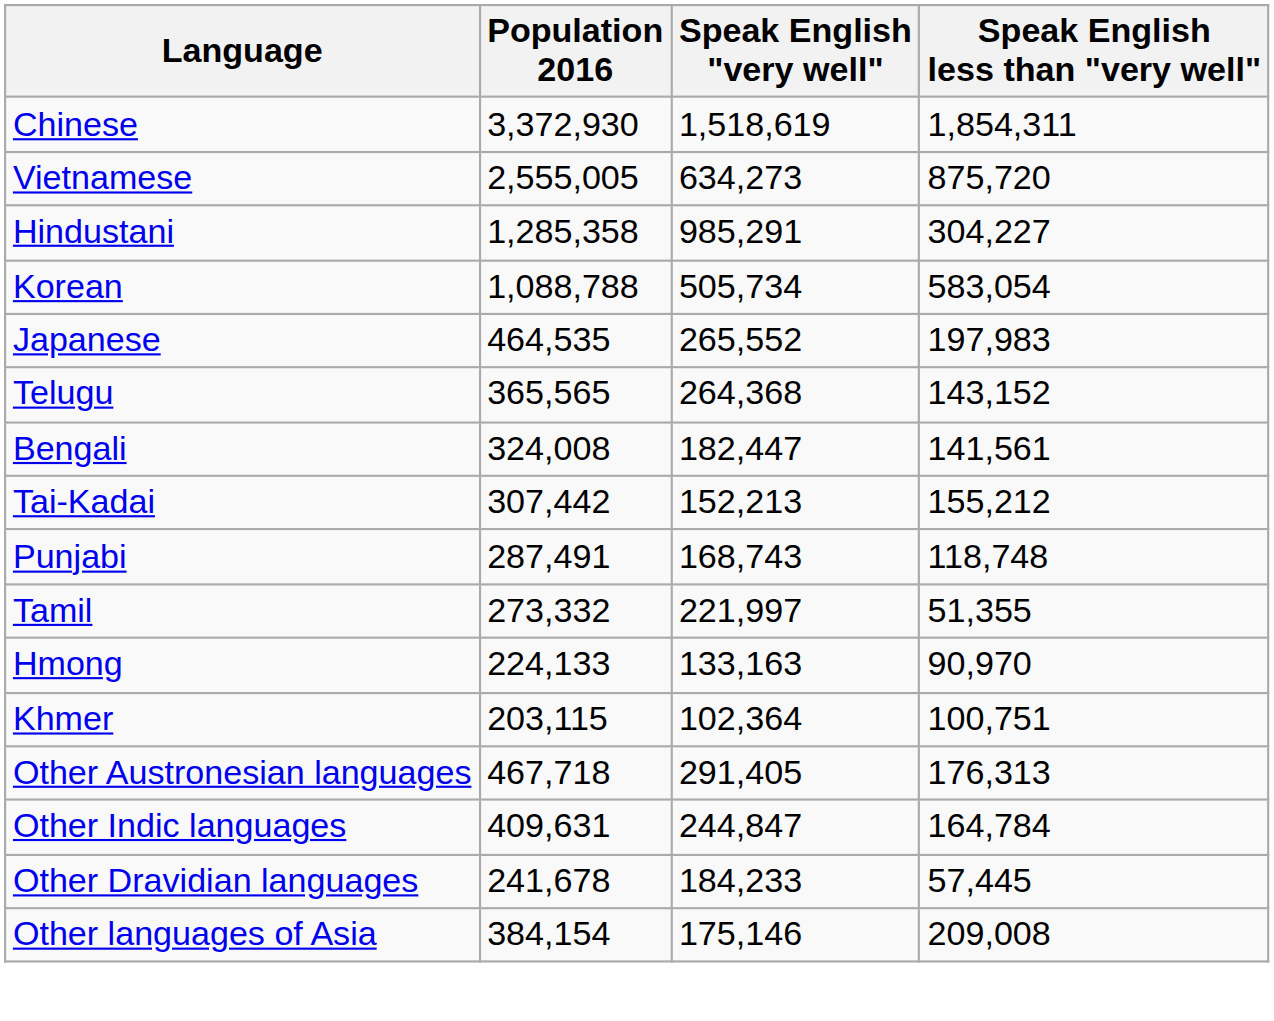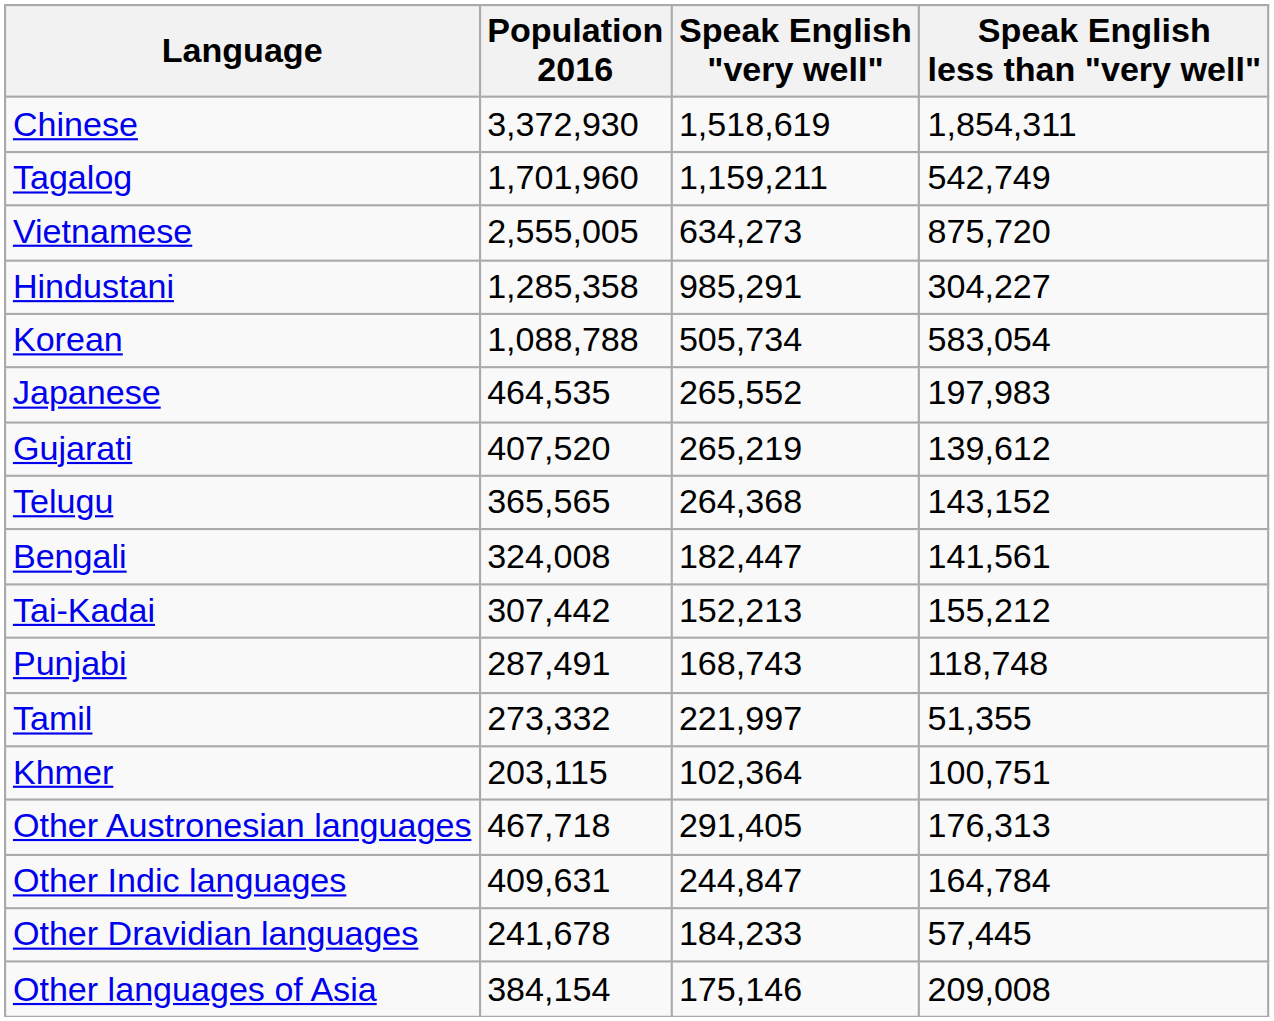+ row: (73, 177)
+ row: (73, 448)
- row: (68, 664)
